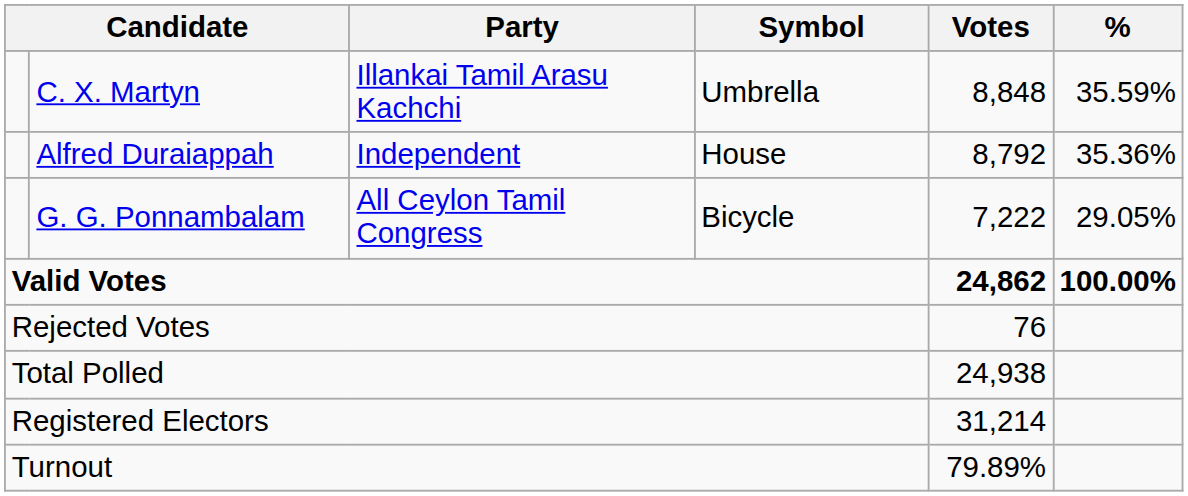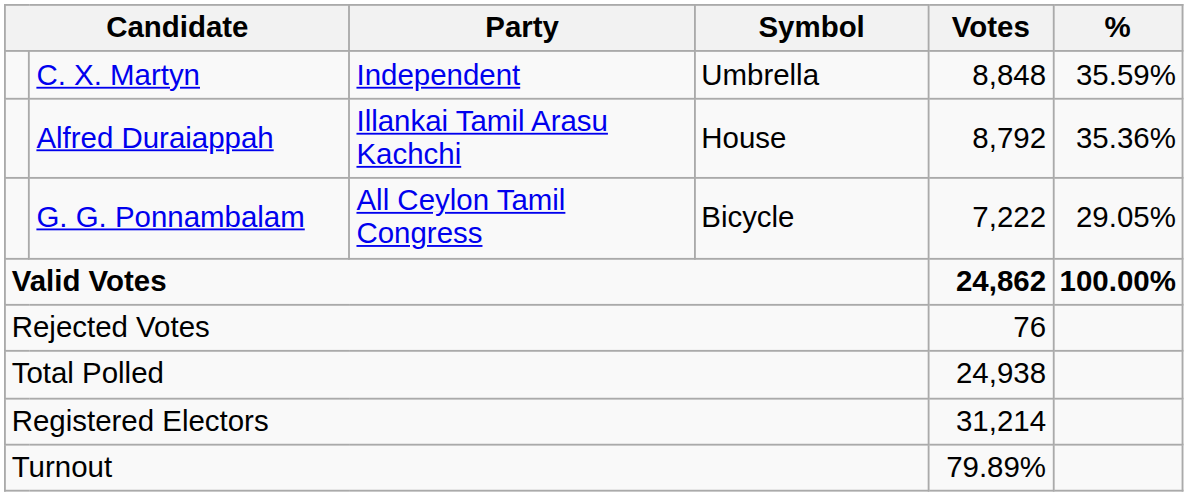(482, 91) Illankai Tamil Arasu Kachchi -> (438, 74) Independent
(438, 154) Independent -> (482, 137) Illankai Tamil Arasu Kachchi
